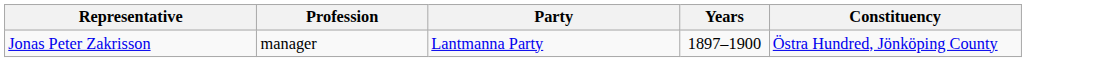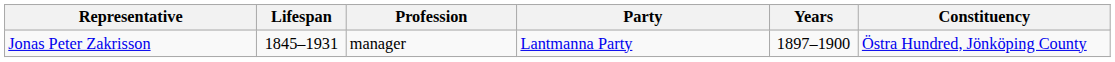+ column: (301, 17)
